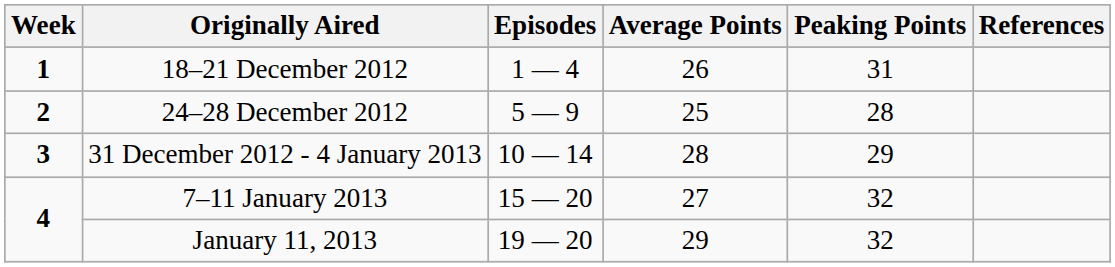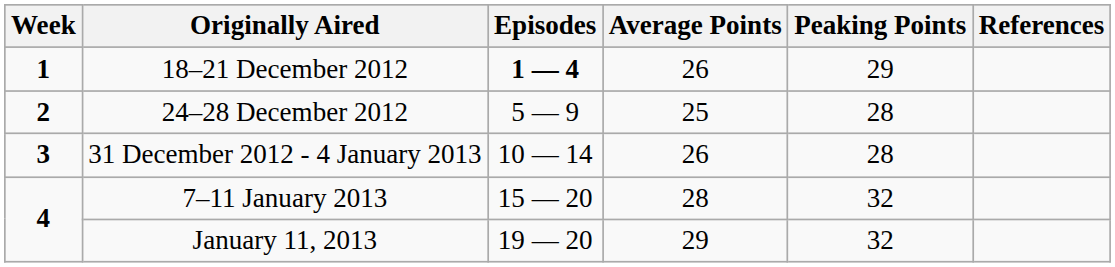(545, 68) normal -> (545, 68) bold
(880, 68) 31 -> (880, 68) 29
(695, 154) 28 -> (695, 154) 26
(880, 154) 29 -> (880, 154) 28
(695, 197) 27 -> (695, 197) 28
